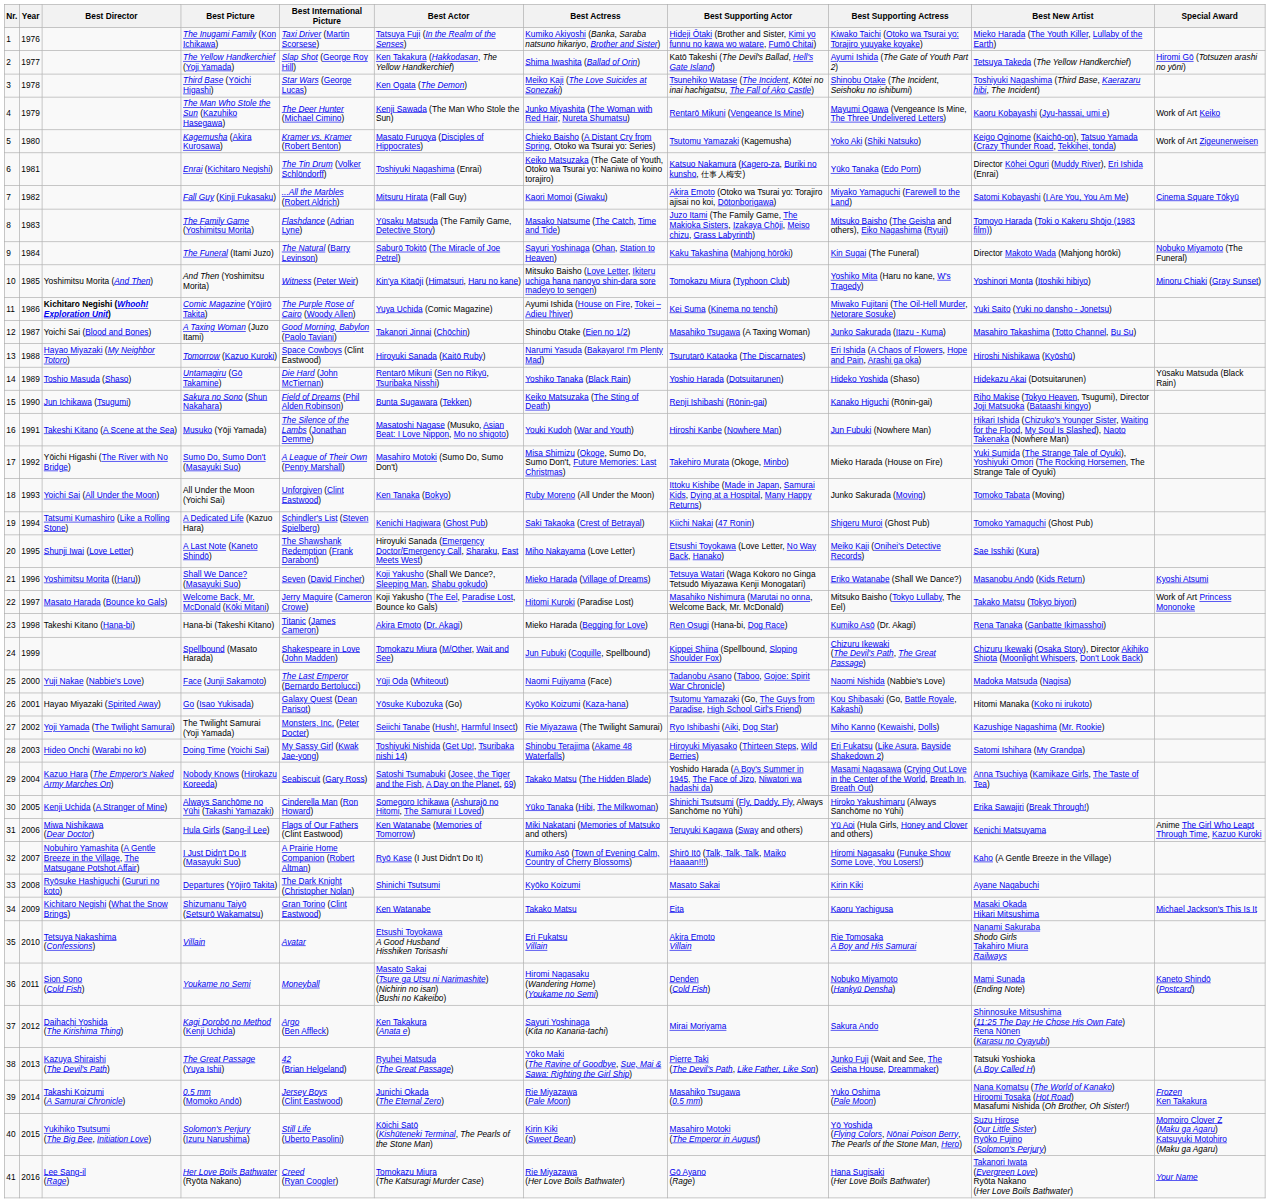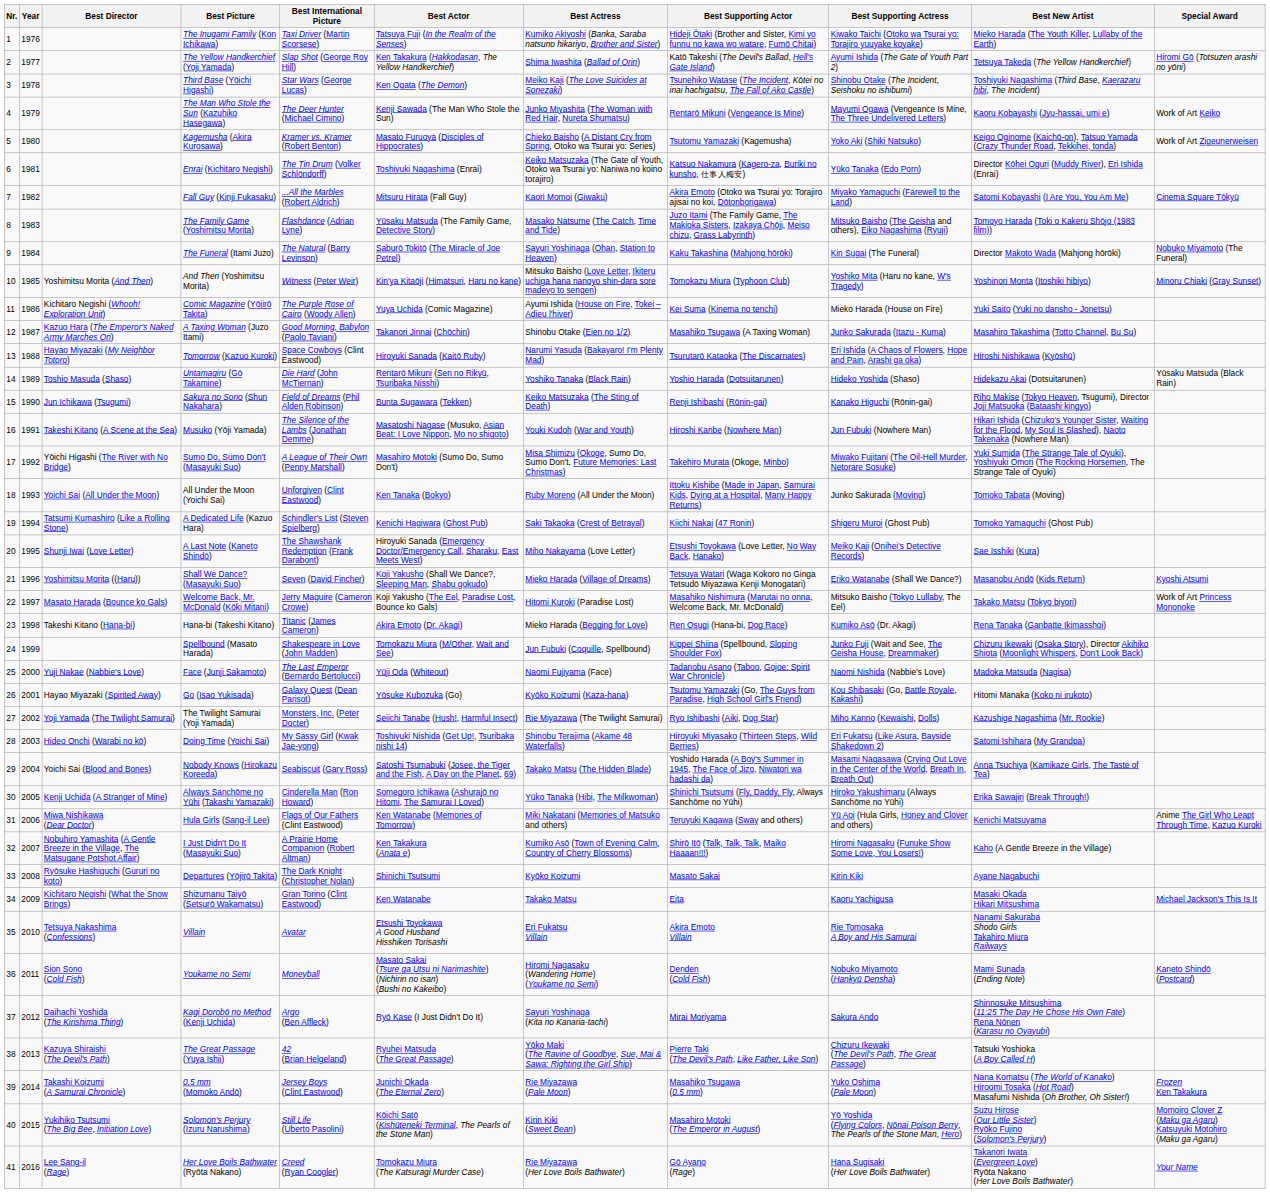(96, 309) bold -> (92, 309) normal
(899, 309) Miwako Fujitani (The Oil-Hell Murder, Netorare Sosuke) -> (887, 309) Mieko Harada (House on Fire)
(98, 332) Yoichi Sai (Blood and Bones) -> (109, 332) Kazuo Hara (The Emperor's Naked Army Marches On)
(887, 462) Mieko Harada (House on Fire) -> (899, 462) Miwako Fujitani (The Oil-Hell Murder, Netorare Sosuke)
(883, 653) Chizuru Ikewaki (The Devil's Path, The Great Passage) -> (886, 649) Junko Fuji (Wait and See, The Geisha House, Dreammaker)
(109, 779) Kazuo Hara (The Emperor's Naked Army Marches On) -> (98, 769) Yoichi Sai (Blood and Bones)
(429, 858) Ryō Kase (I Just Didn't Do It) -> (401, 848) Ken Takakura (Anata e)
(401, 1026) Ken Takakura (Anata e) -> (429, 1017) Ryō Kase (I Just Didn't Do It)
(886, 1064) Junko Fuji (Wait and See, The Geisha House, Dreammaker) -> (883, 1054) Chizuru Ikewaki (The Devil's Path, The Great Passage)
